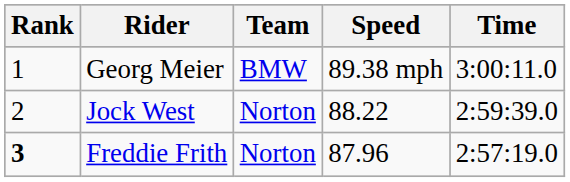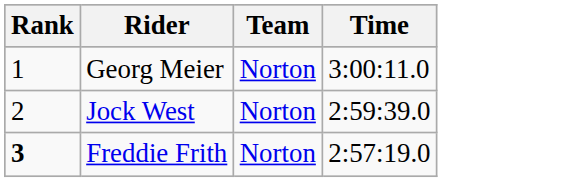- column: (386, 25)
(273, 68) BMW -> (278, 68) Norton
